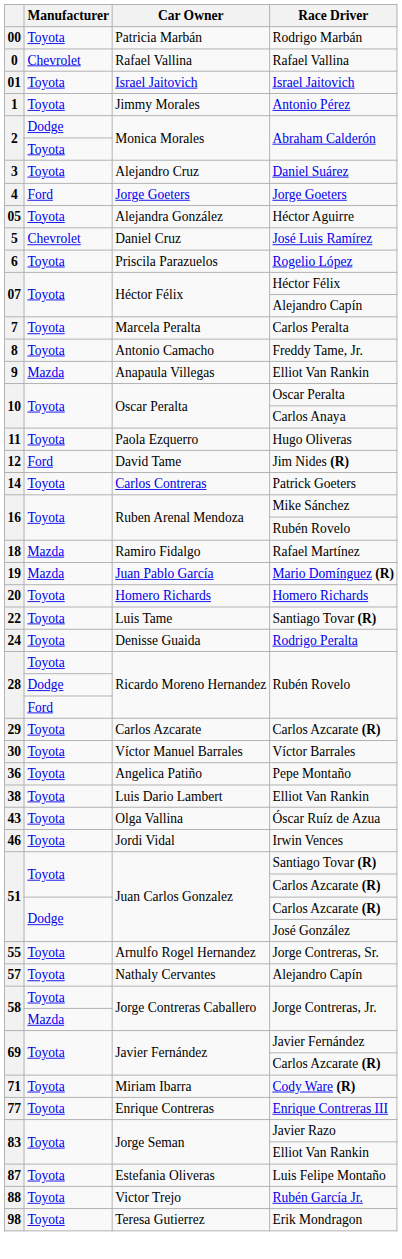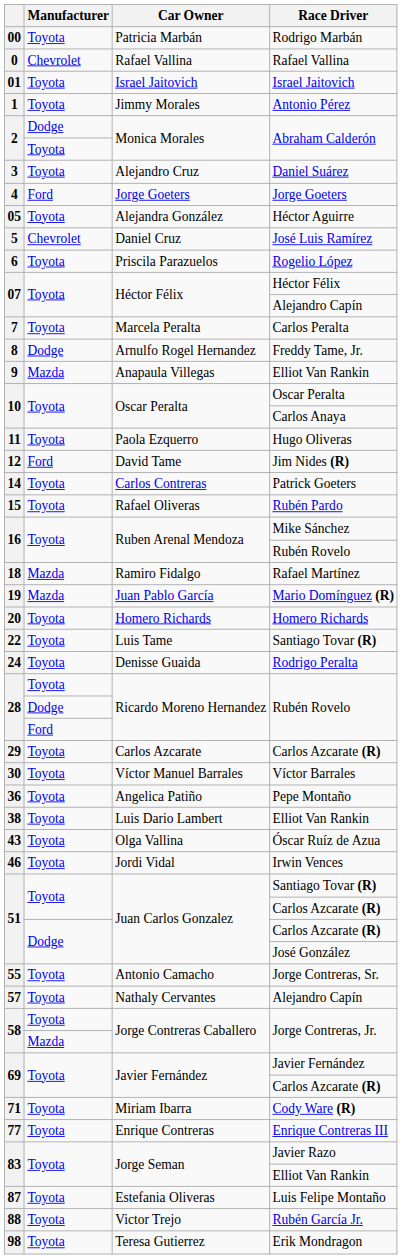(46, 350) Toyota -> (45, 350) Dodge
(165, 350) Antonio Camacho -> (185, 350) Arnulfo Rogel Hernandez
+ row: (14, 506)
(185, 952) Arnulfo Rogel Hernandez -> (165, 974) Antonio Camacho
